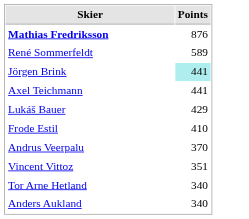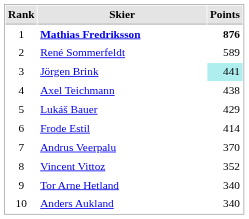+ column: (21, 14)
(199, 34) normal -> (232, 34) bold
(199, 91) 441 -> (232, 91) 438
(199, 128) 410 -> (232, 128) 414
(199, 166) 351 -> (232, 166) 352
